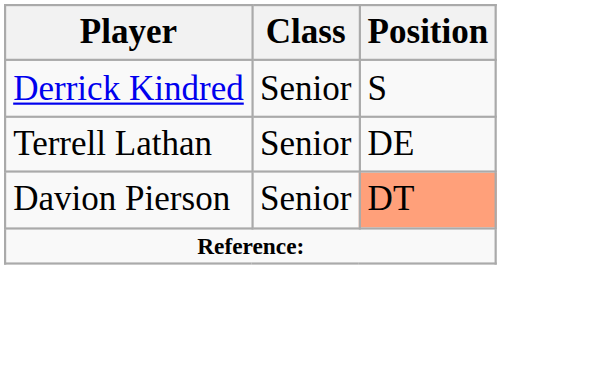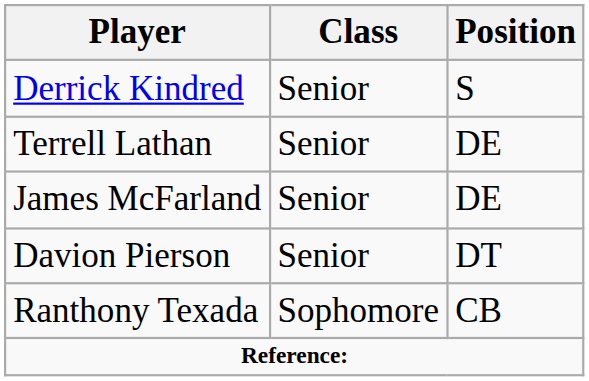+ row: (137, 198)
(391, 198) lightsalmon background -> (479, 254) no background
+ row: (136, 310)
